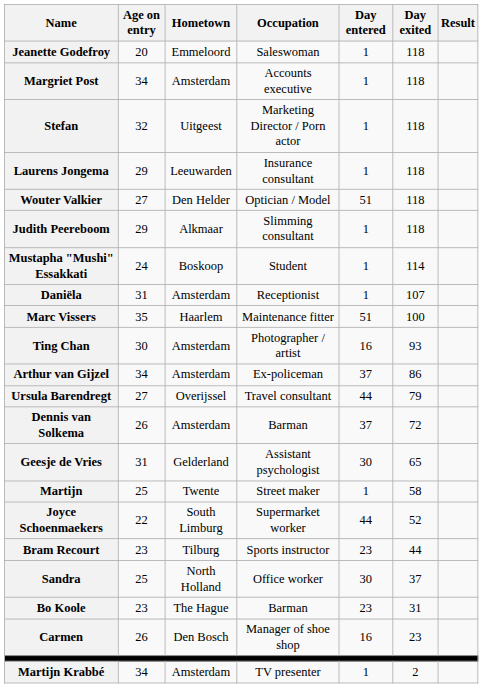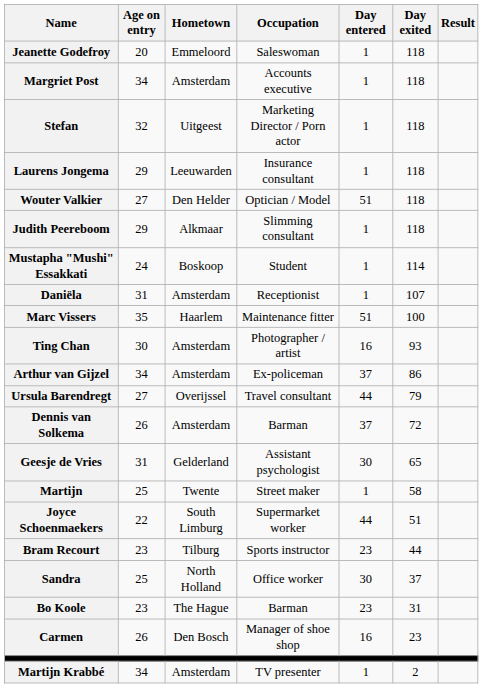(415, 520) 52 -> (415, 520) 51
